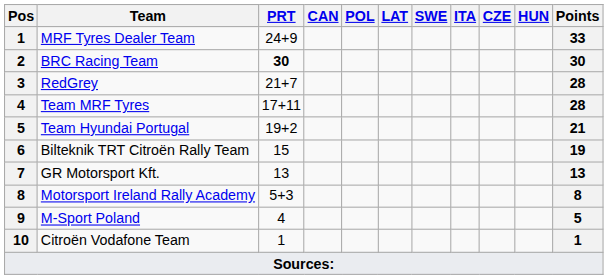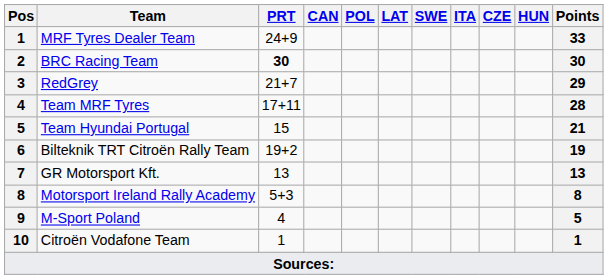(578, 83) 28 -> (578, 83) 29
(281, 128) 19+2 -> (281, 128) 15
(281, 150) 15 -> (281, 150) 19+2
